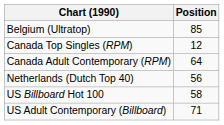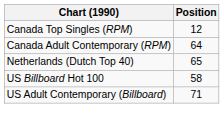- row: (49, 29)
(196, 78) 56 -> (196, 62) 65
